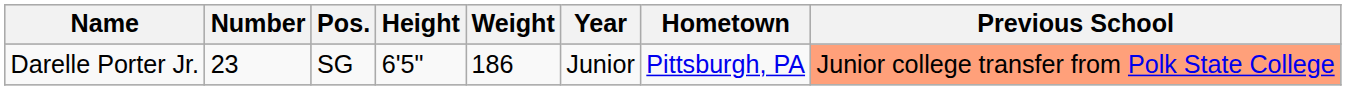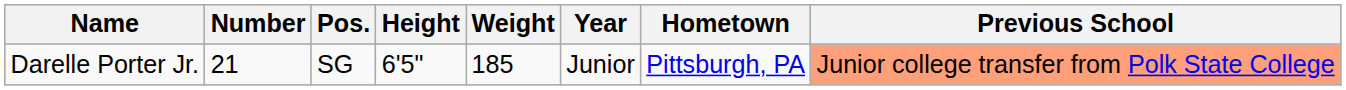(225, 64) 23 -> (225, 64) 21
(492, 64) 186 -> (492, 64) 185
